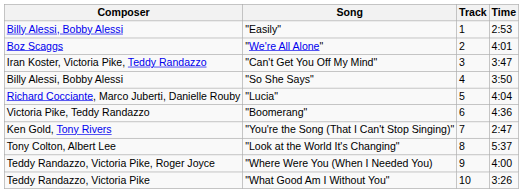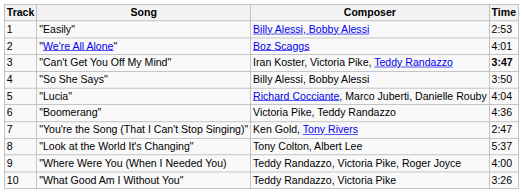columns swapped: (473, 12) <-> (124, 12)
(502, 63) normal -> (502, 63) bold
